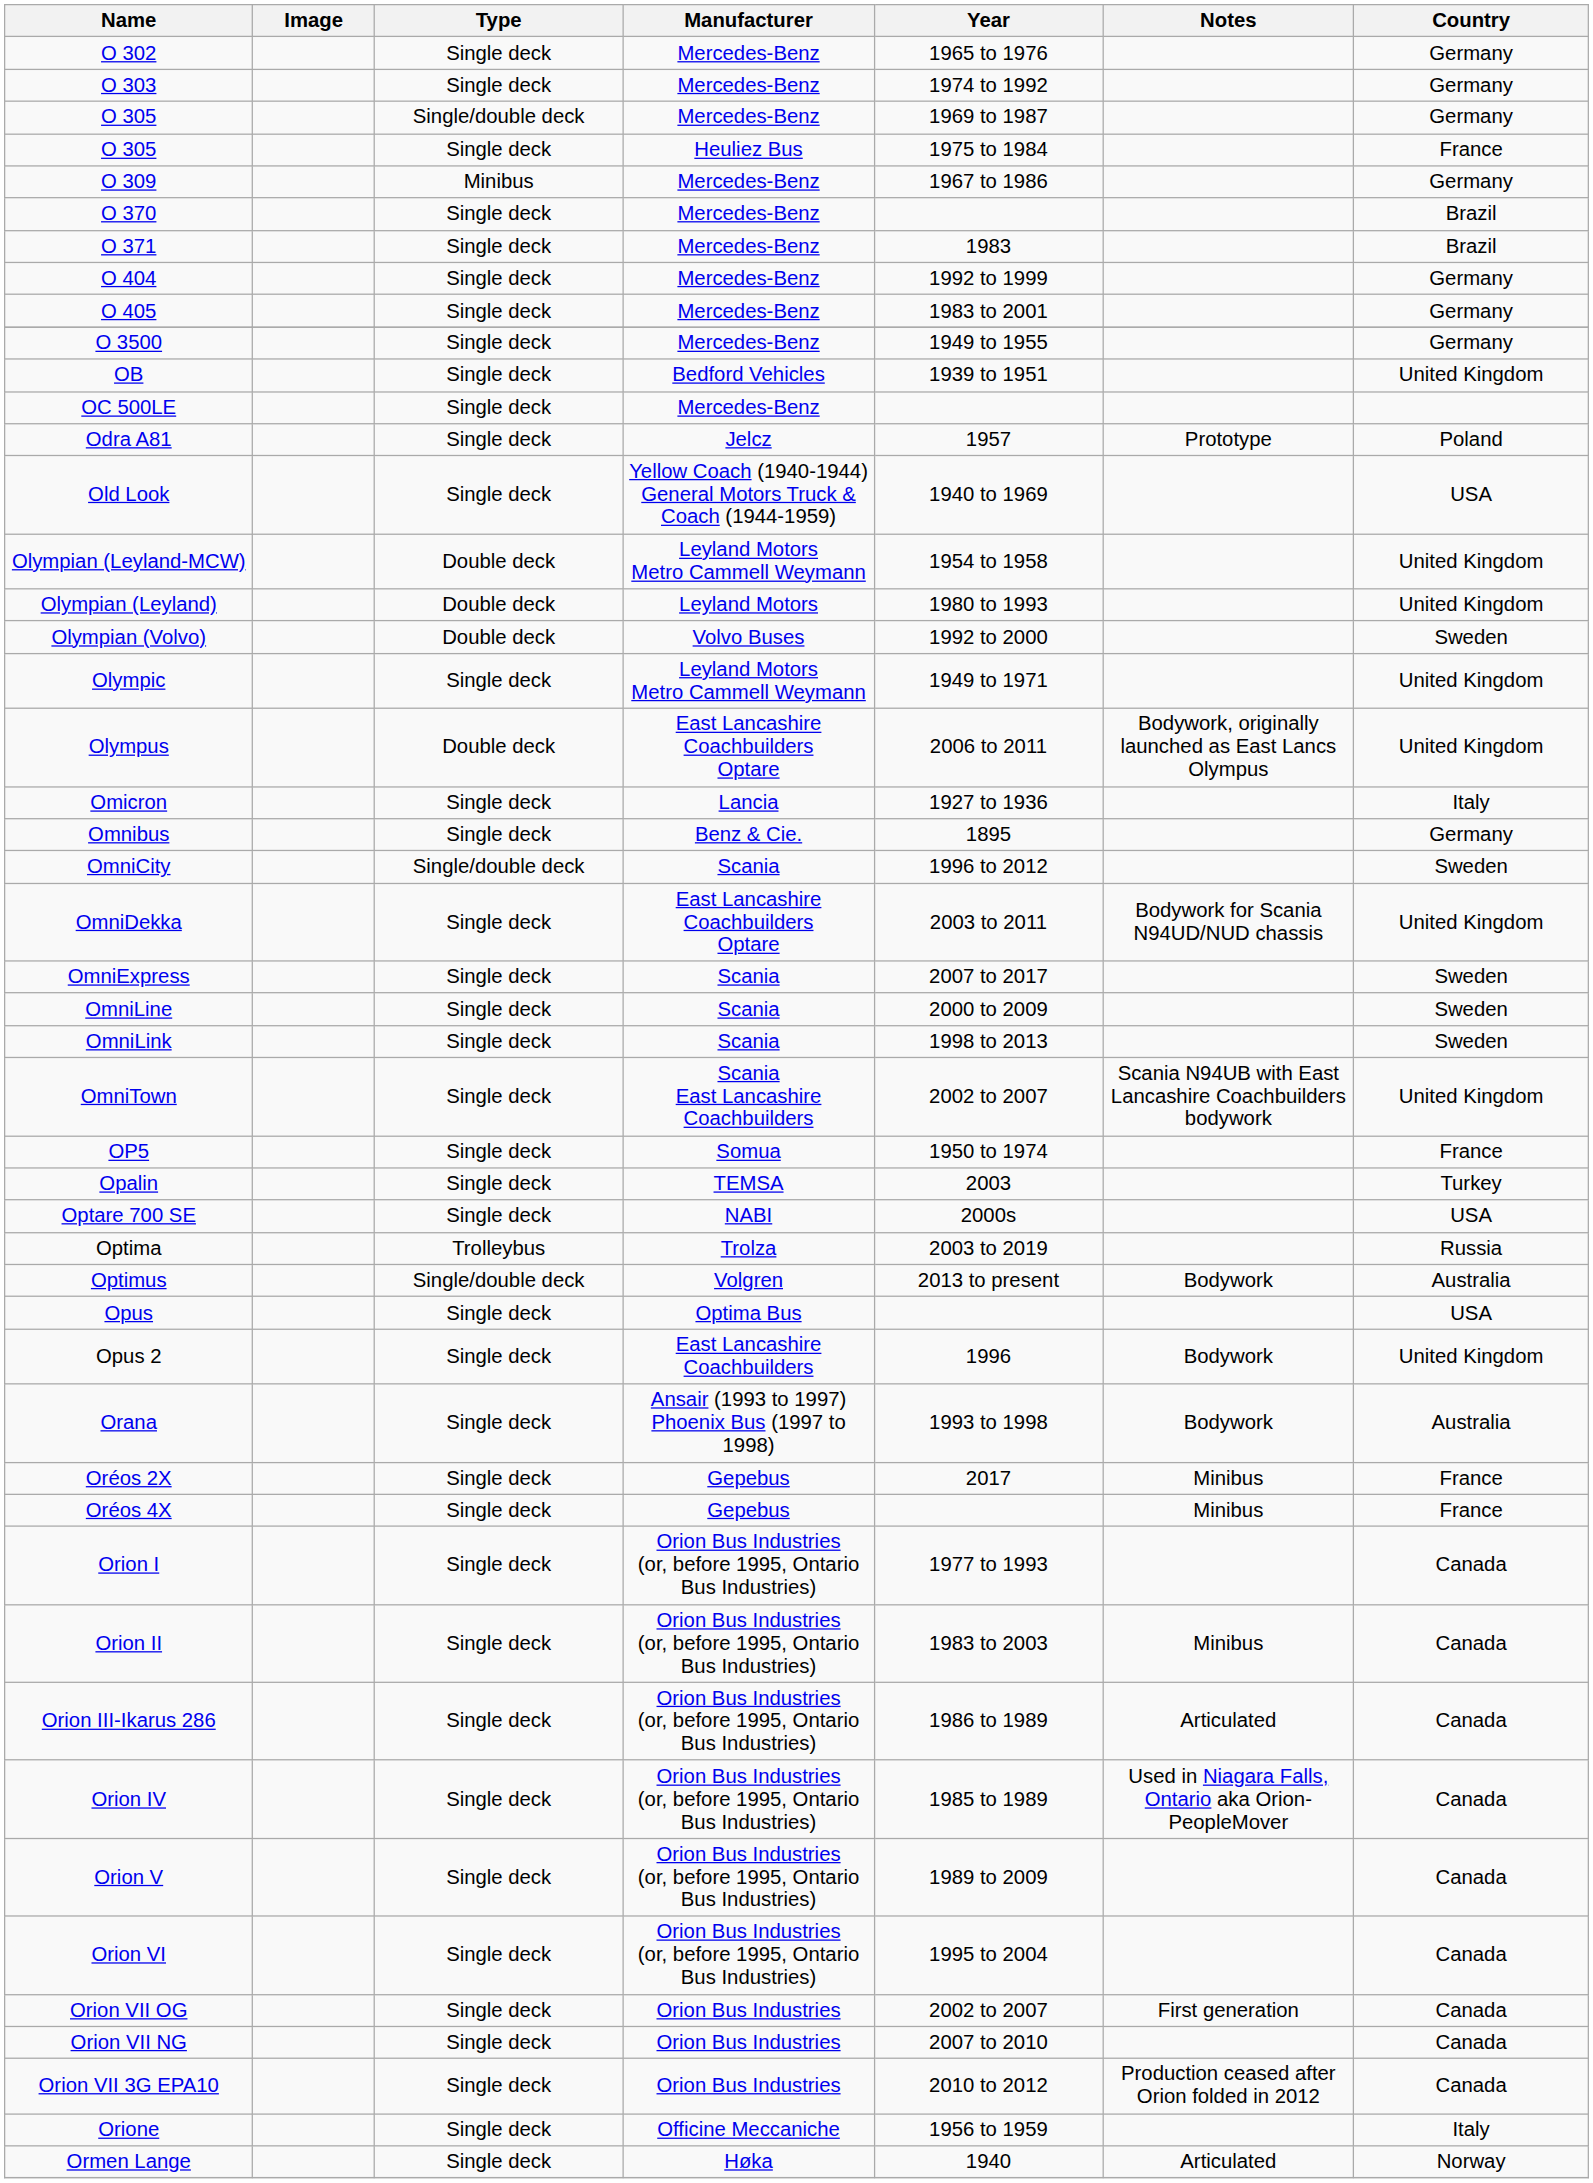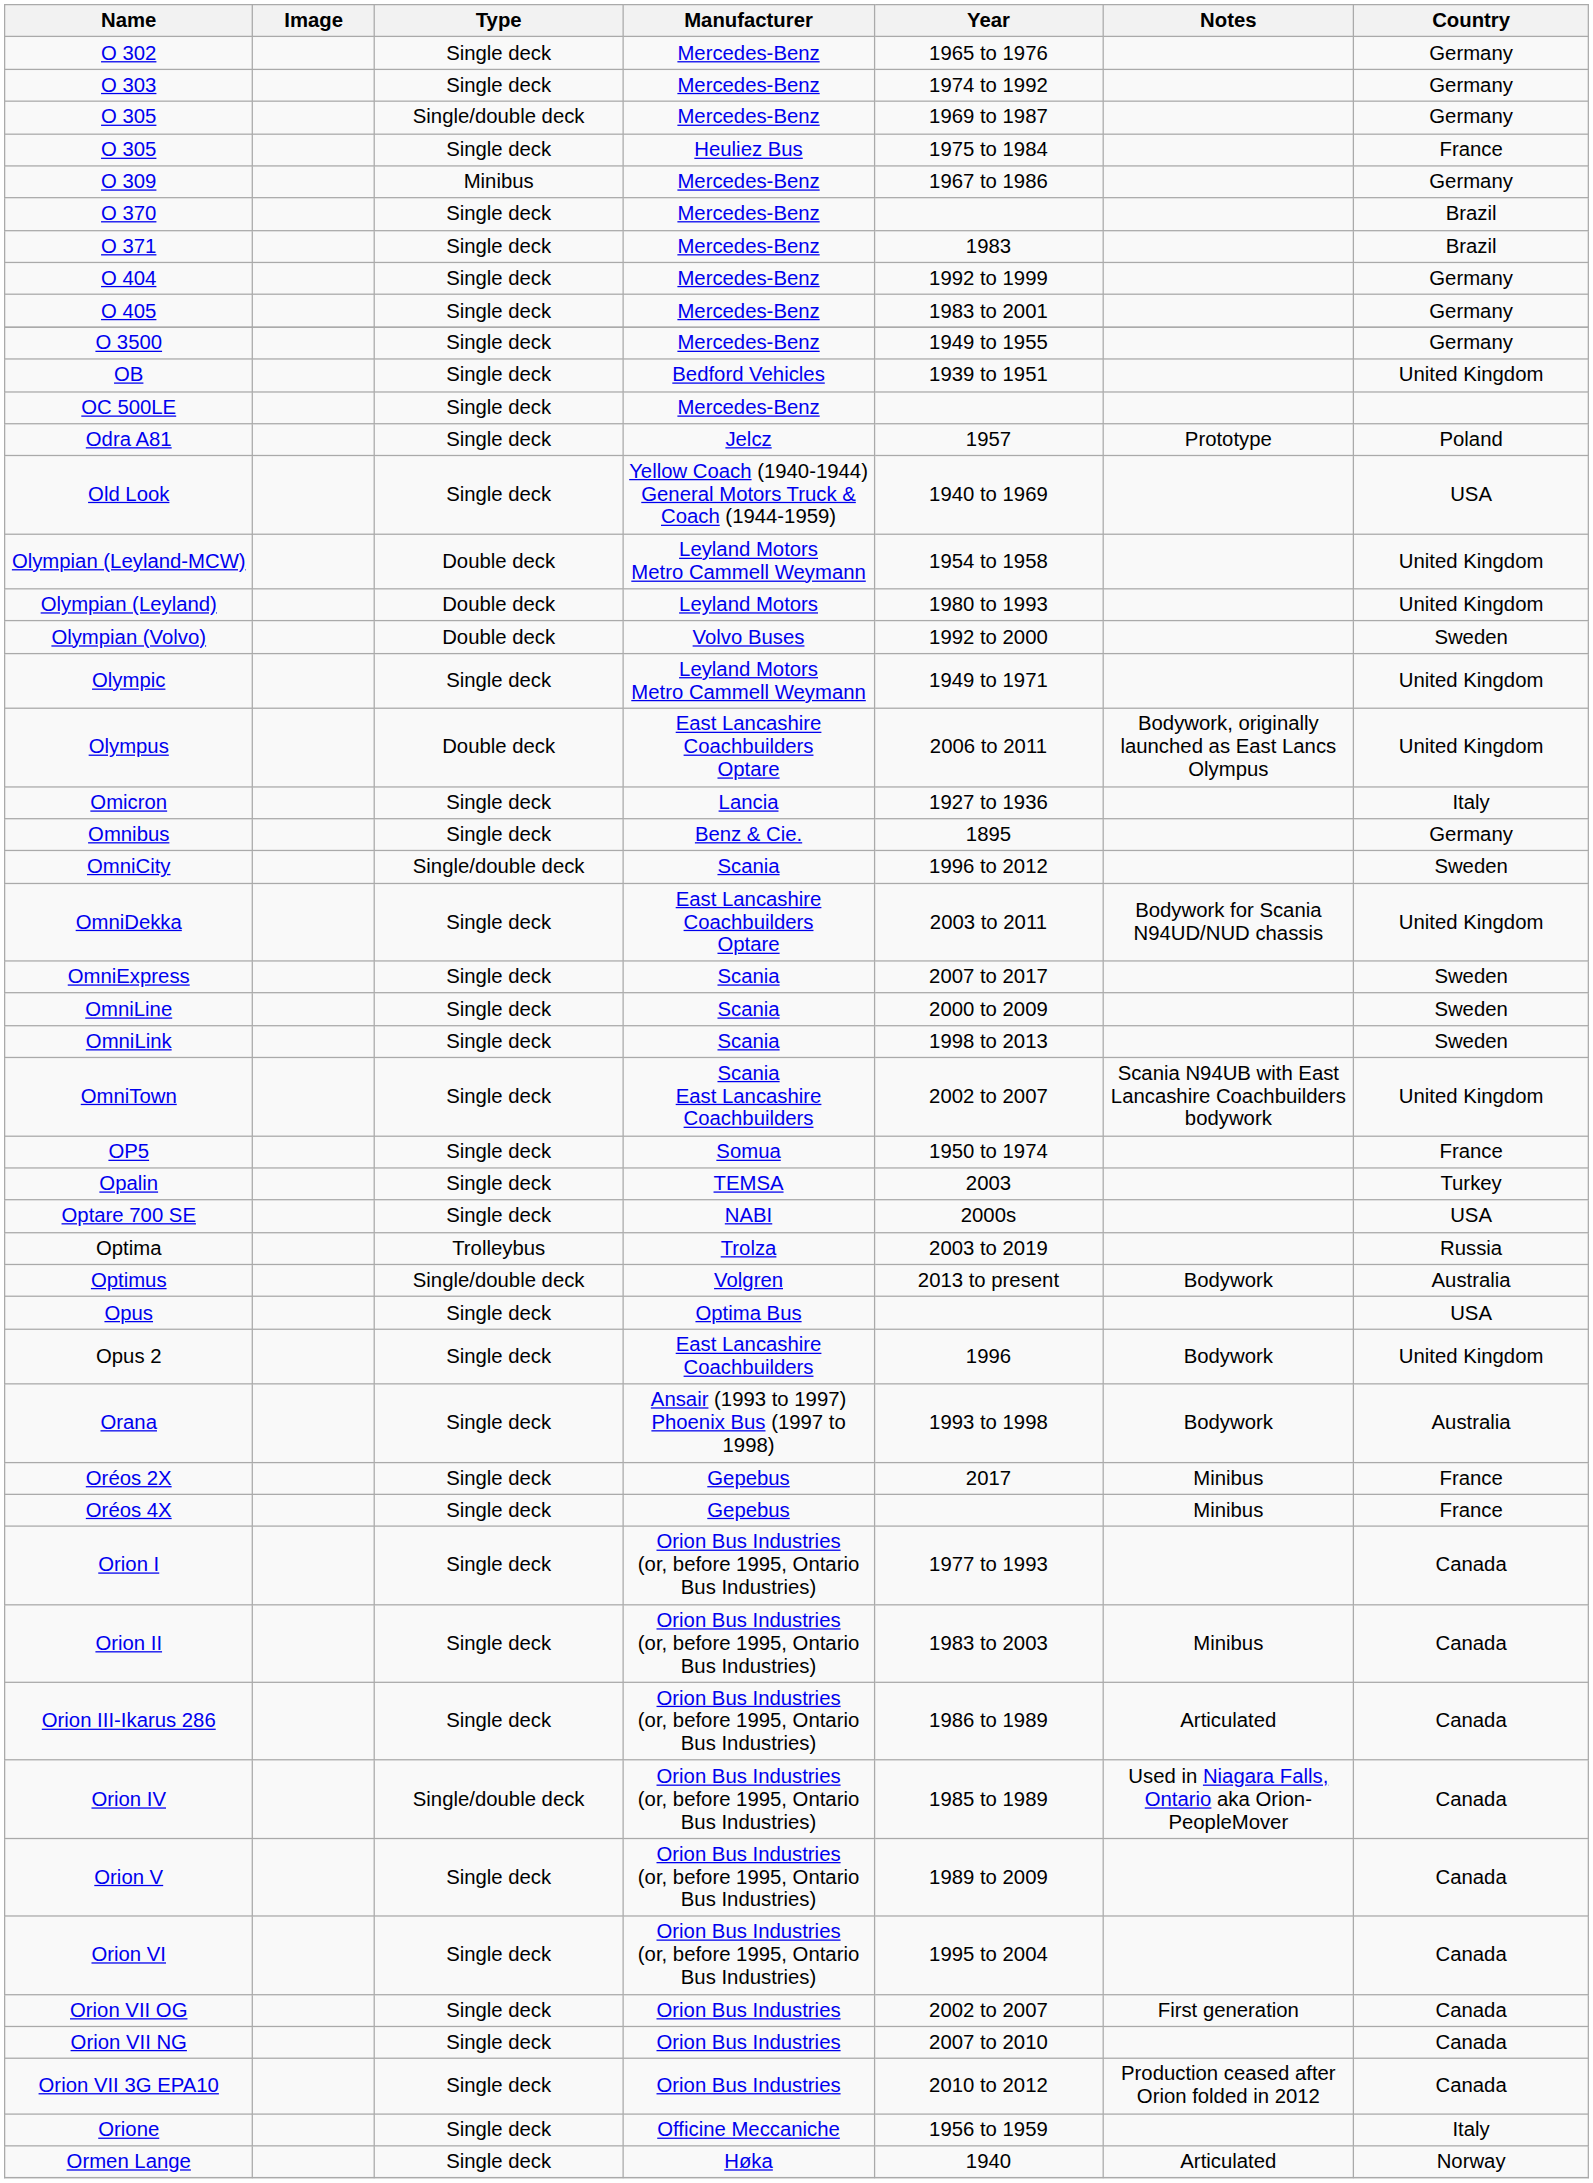(499, 1799) Single deck -> (499, 1799) Single/double deck
